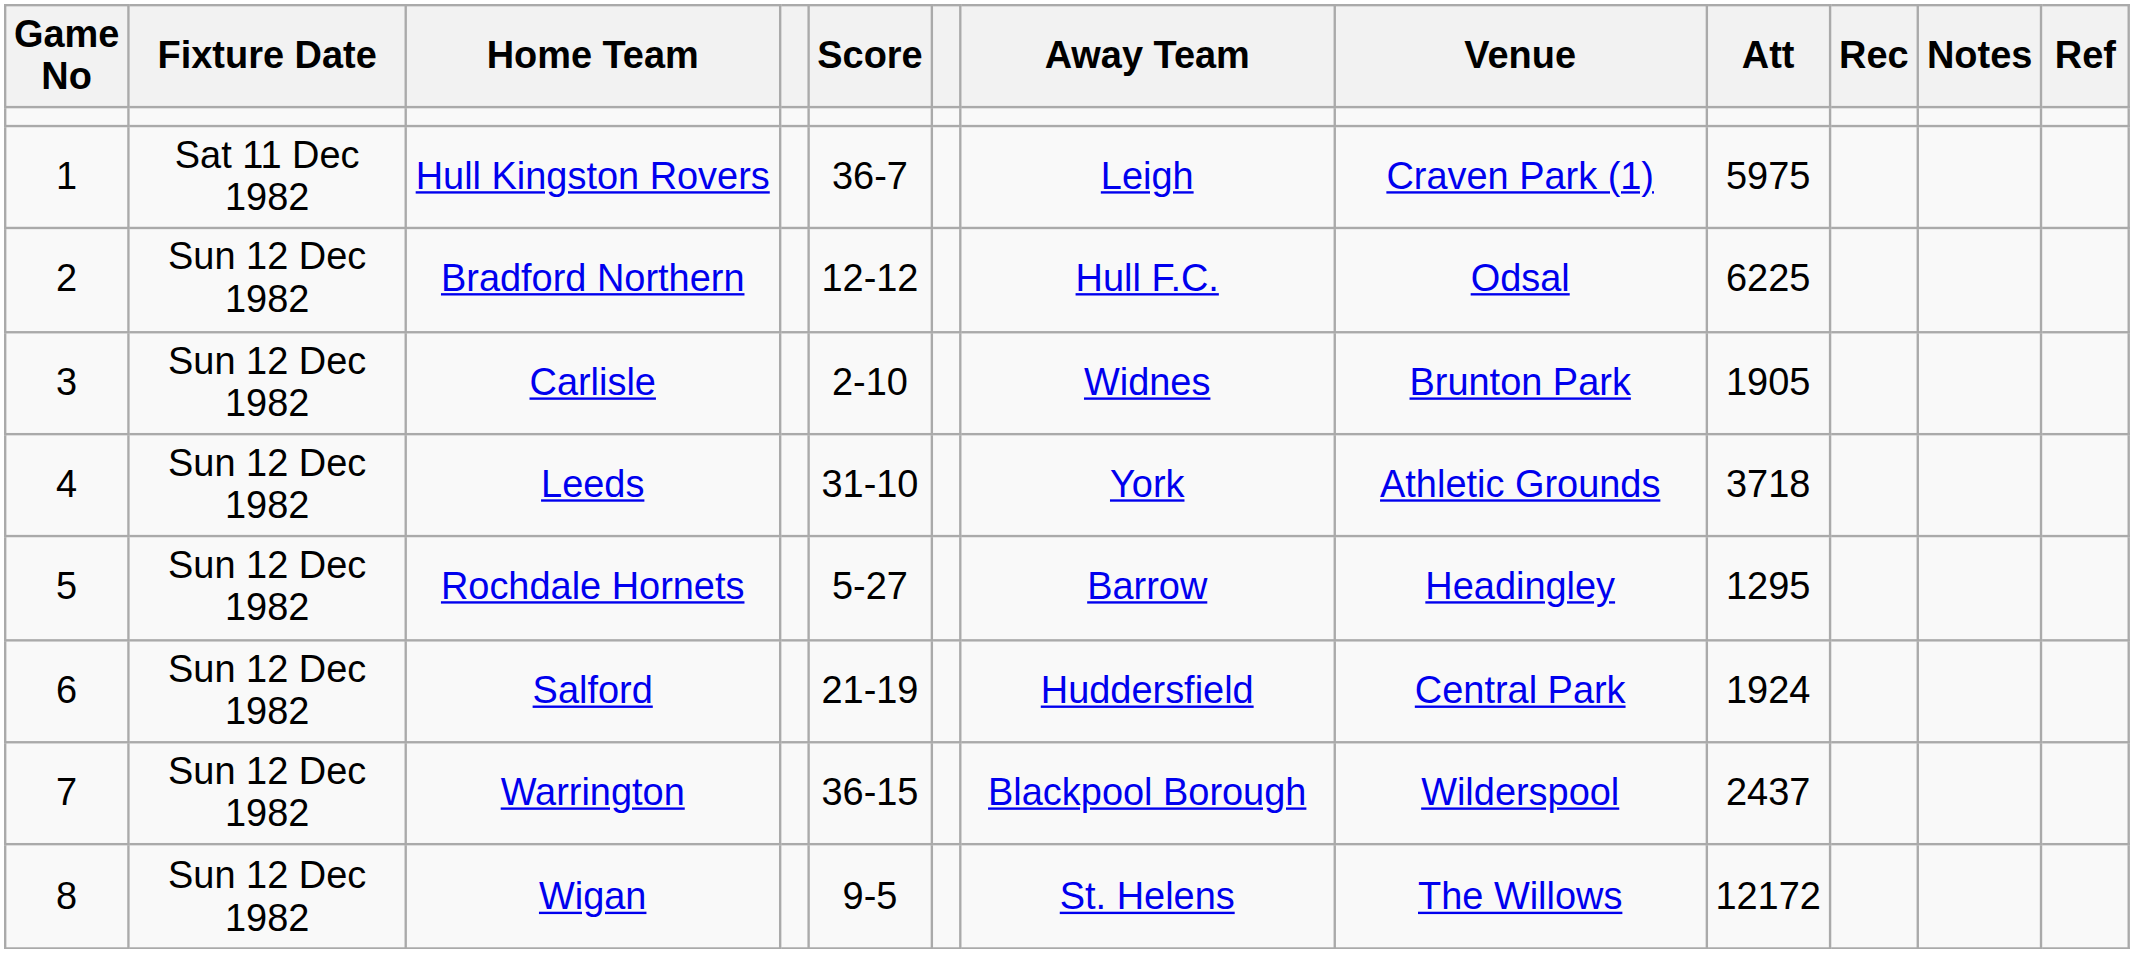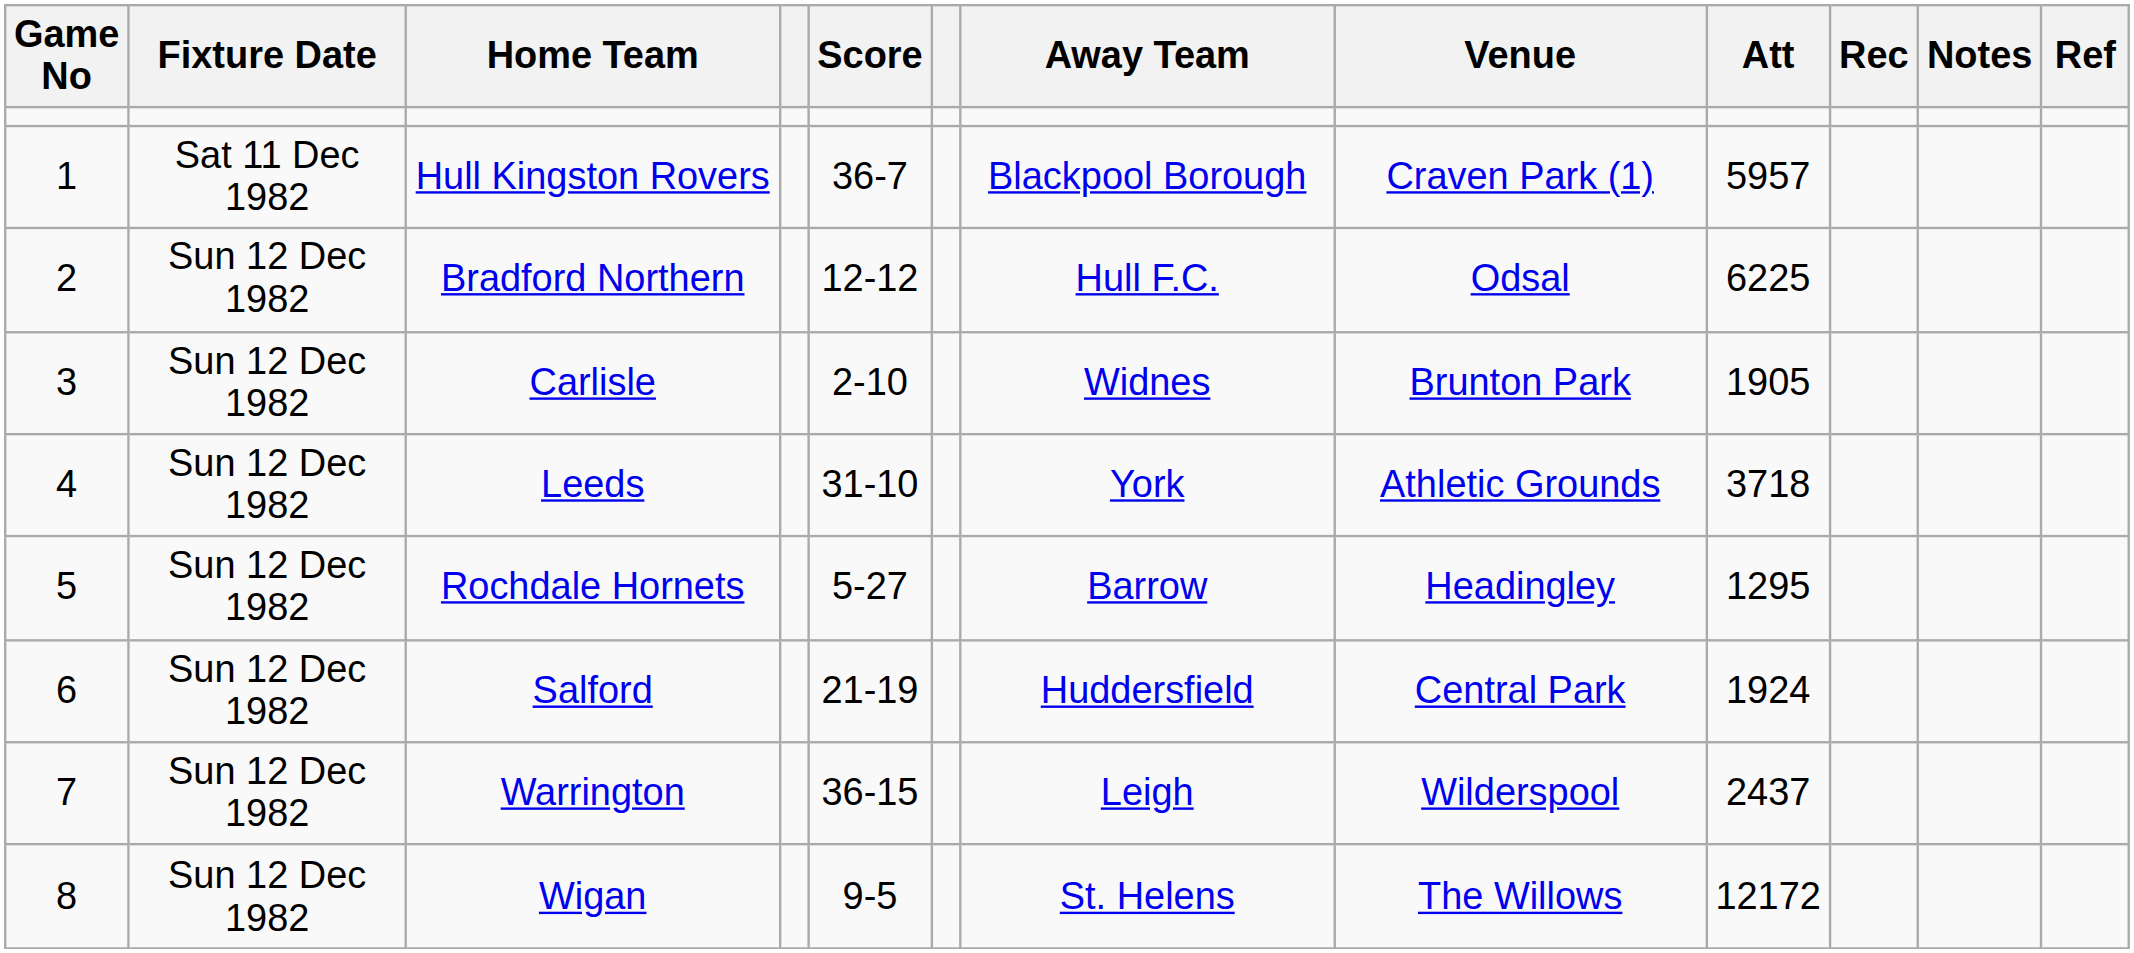(1147, 176) Leigh -> (1147, 176) Blackpool Borough
(1768, 176) 5975 -> (1768, 176) 5957
(1147, 792) Blackpool Borough -> (1147, 792) Leigh
